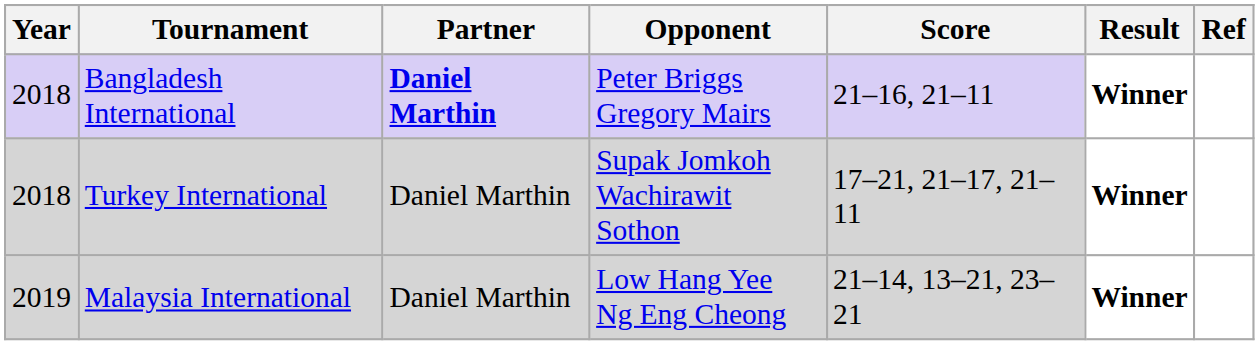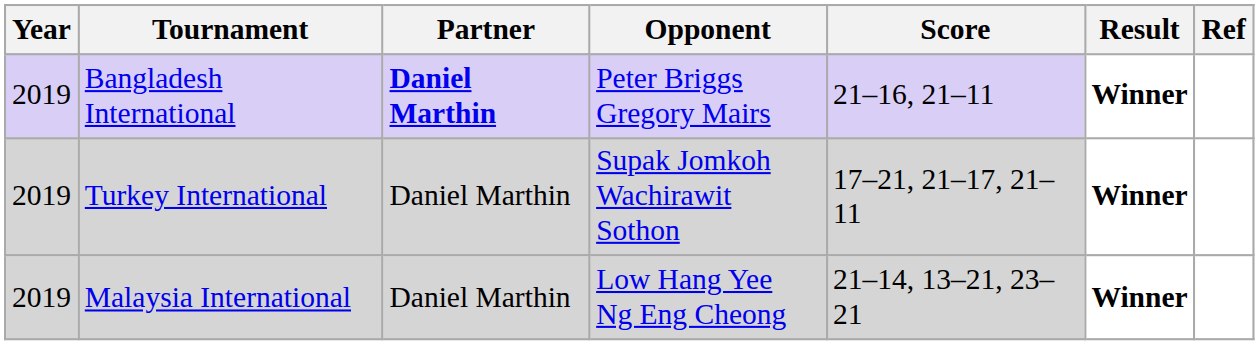(41, 95) 2018 -> (41, 95) 2019
(41, 196) 2018 -> (41, 196) 2019
